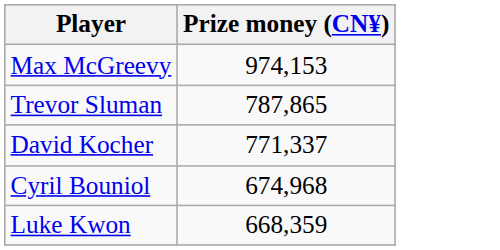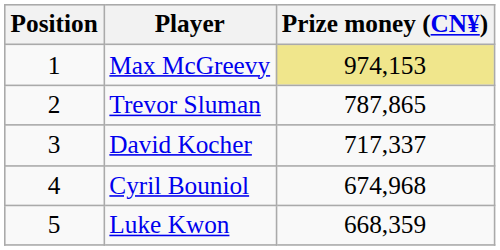+ column: (54, 24)
(286, 64) no background -> (385, 64) khaki background
(286, 144) 771,337 -> (385, 144) 717,337
